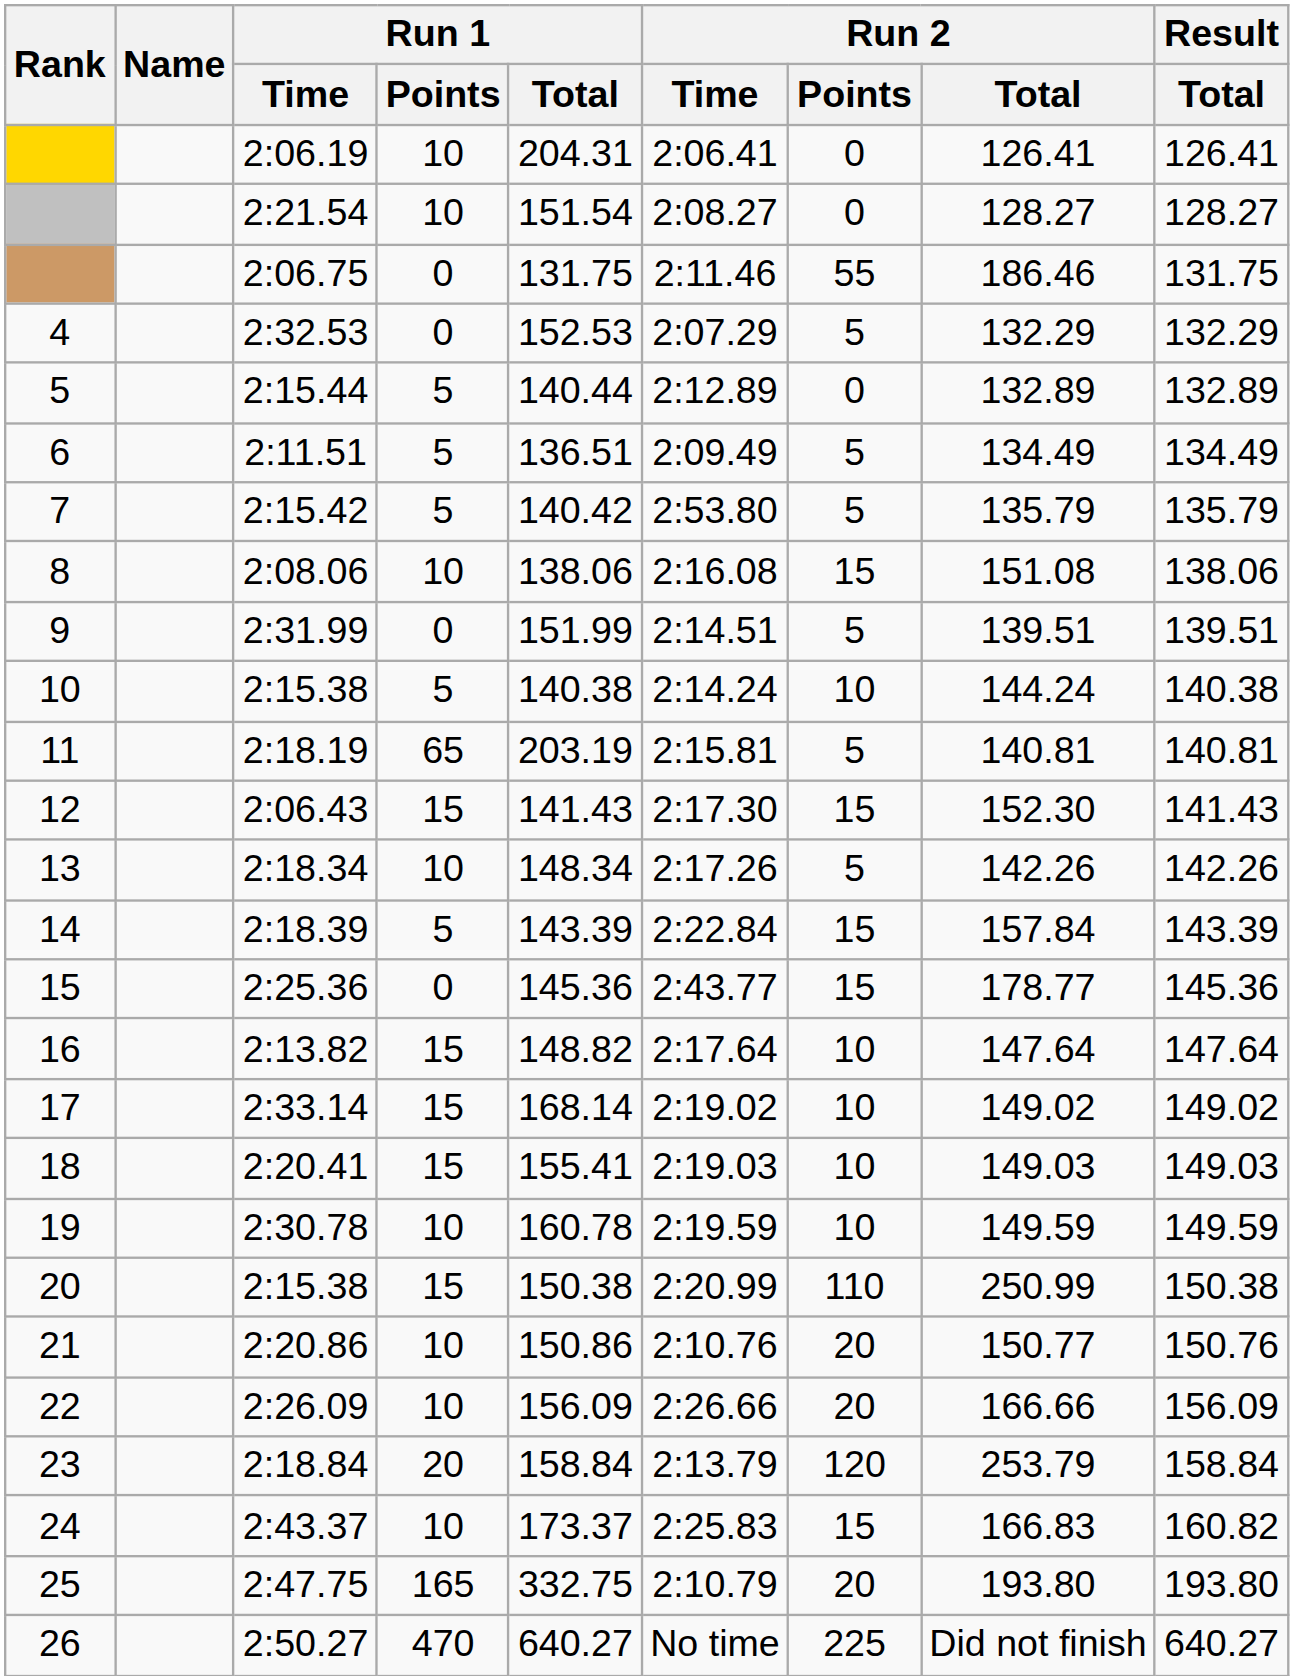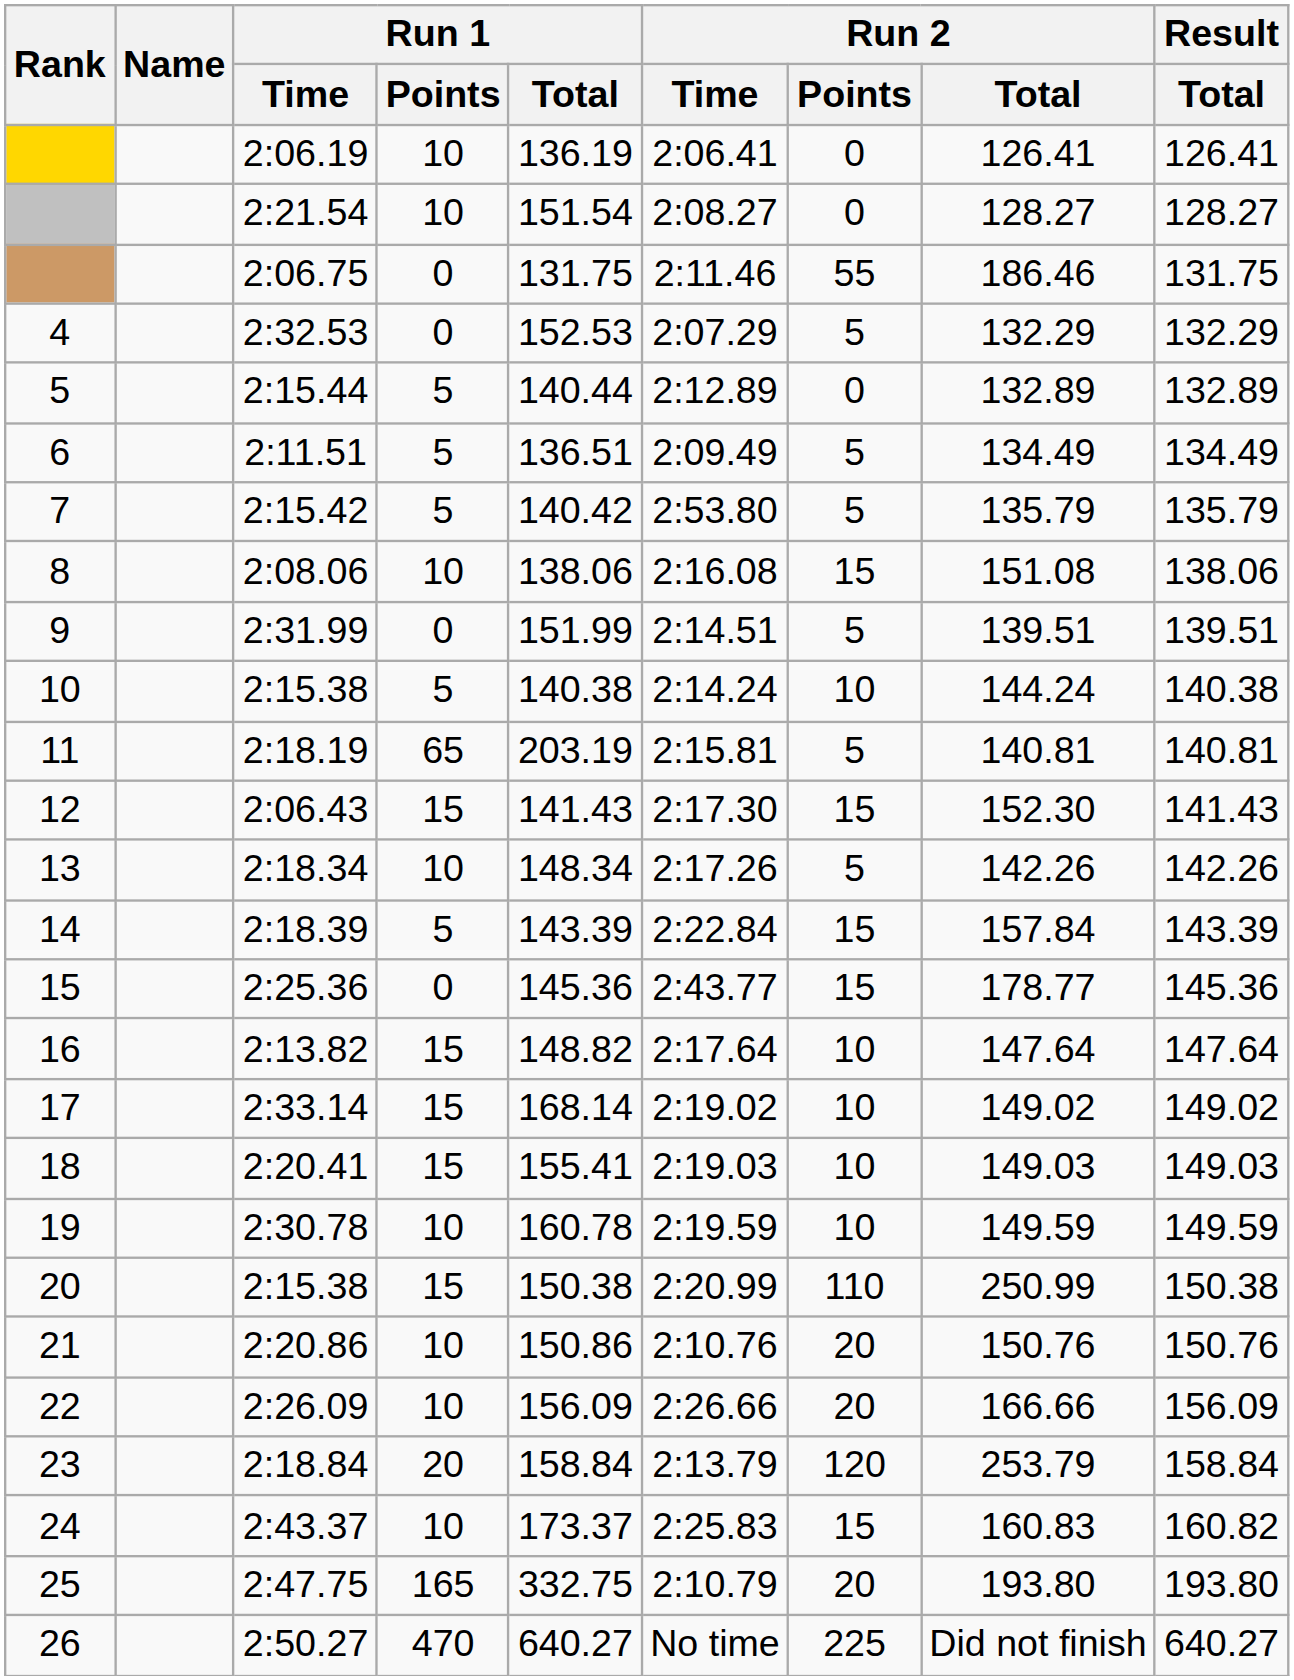(575, 153) 204.31 -> (575, 153) 136.19
(1038, 1346) 150.77 -> (1038, 1346) 150.76
(1038, 1525) 166.83 -> (1038, 1525) 160.83
